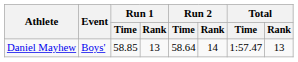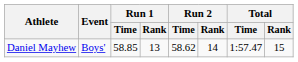(184, 48) 58.64 -> (184, 48) 58.62
(279, 48) 13 -> (279, 48) 15
